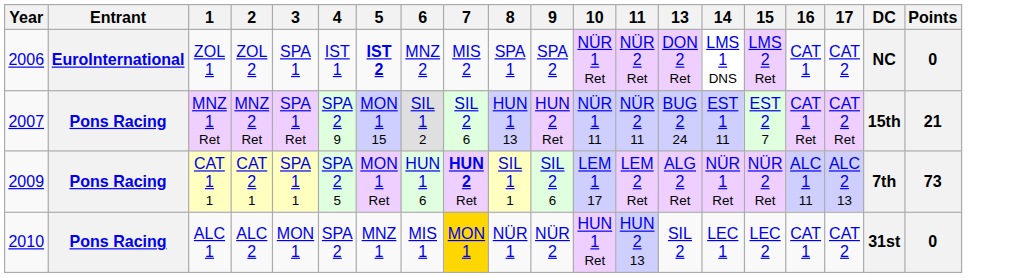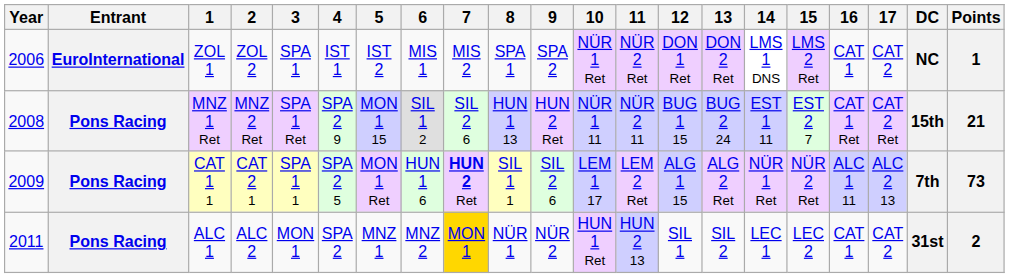+ column: (680, 17)
(379, 60) bold -> (379, 60) normal
(423, 60) MNZ 2 -> (423, 60) MIS 1
(933, 60) 0 -> (976, 60) 1
(26, 121) 2007 -> (26, 121) 2008
(26, 242) 2010 -> (26, 242) 2011
(423, 242) MIS 1 -> (423, 242) MNZ 2
(933, 242) 0 -> (976, 242) 2
